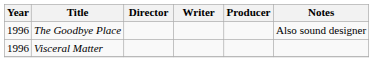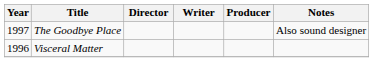(18, 30) 1996 -> (18, 30) 1997
